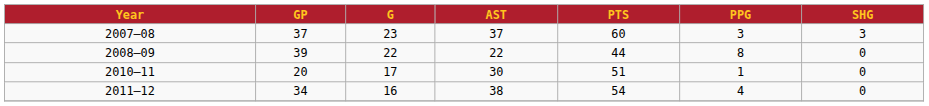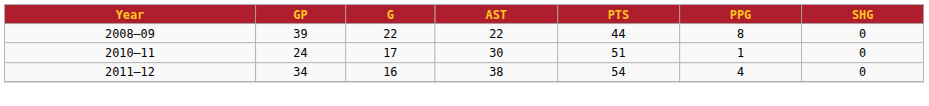- row: (130, 33)
(300, 72) 20 -> (300, 53) 24
